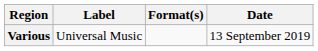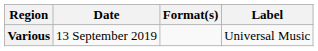columns swapped: (260, 14) <-> (99, 14)
